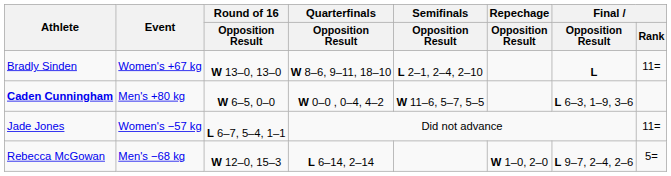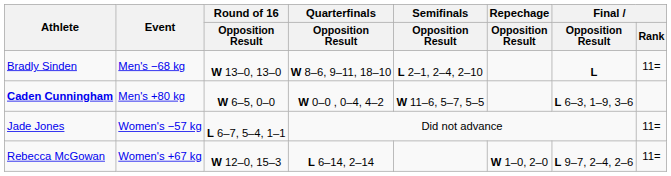(160, 66) Women's +67 kg -> (152, 66) Men's −68 kg
(152, 157) Men's −68 kg -> (160, 157) Women's +67 kg
(651, 157) 5= -> (651, 157) 11=
